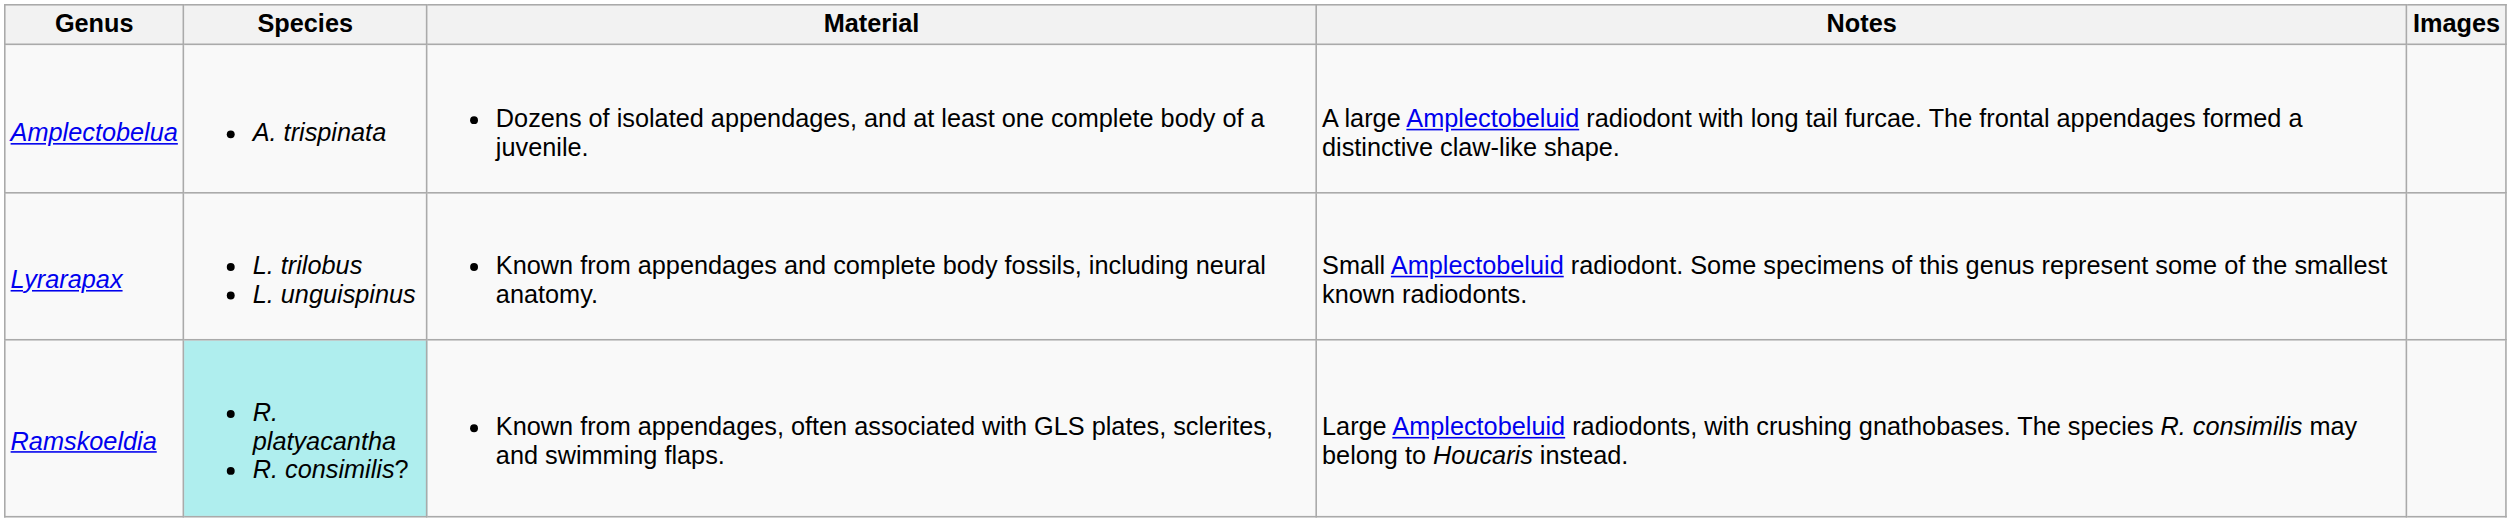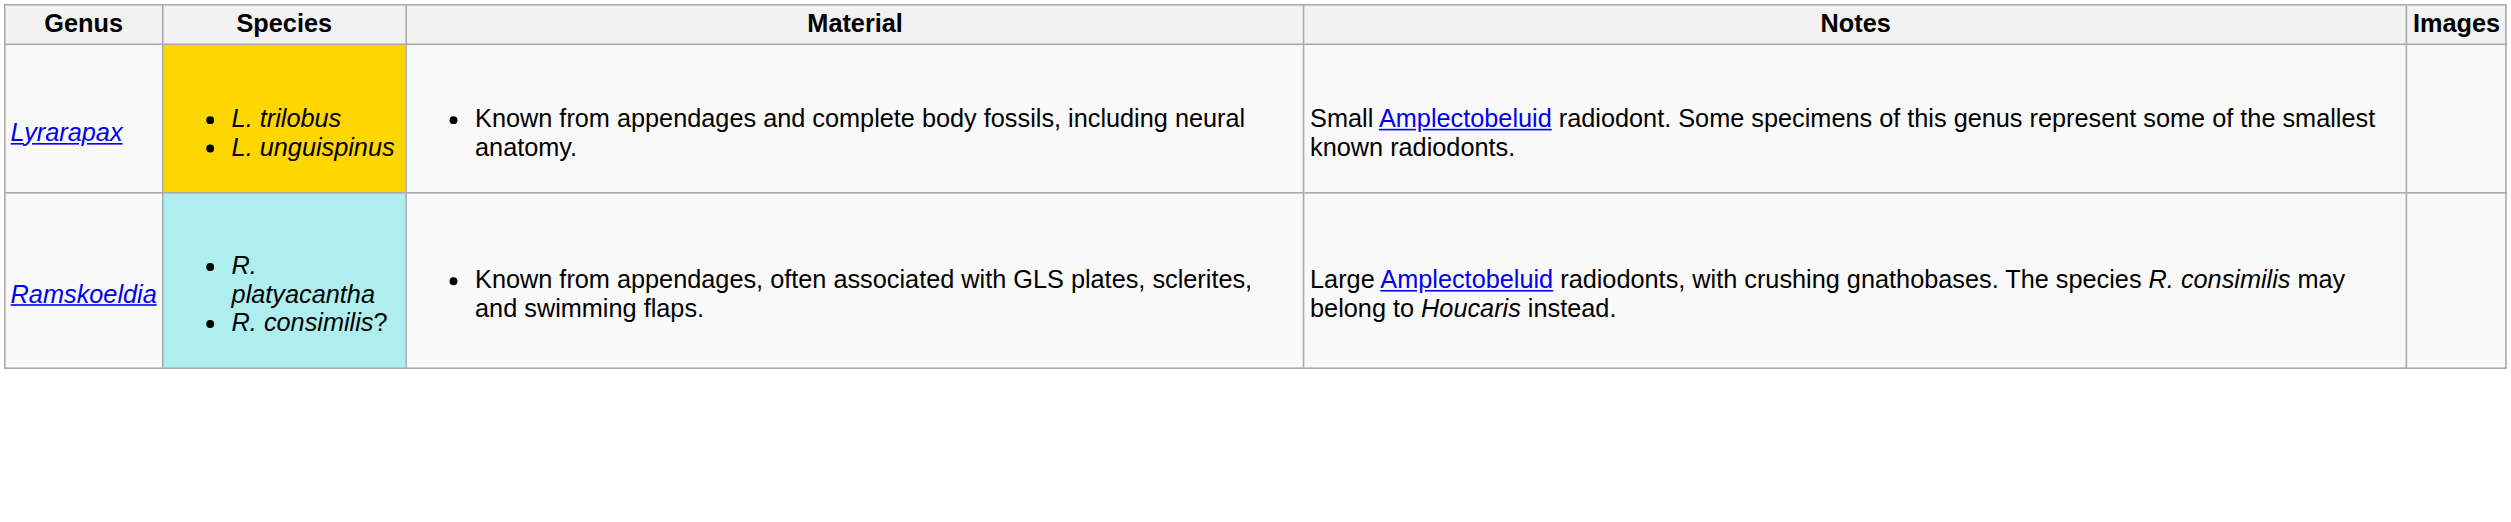- row: (94, 132)
(305, 280) no background -> (284, 133) gold background
